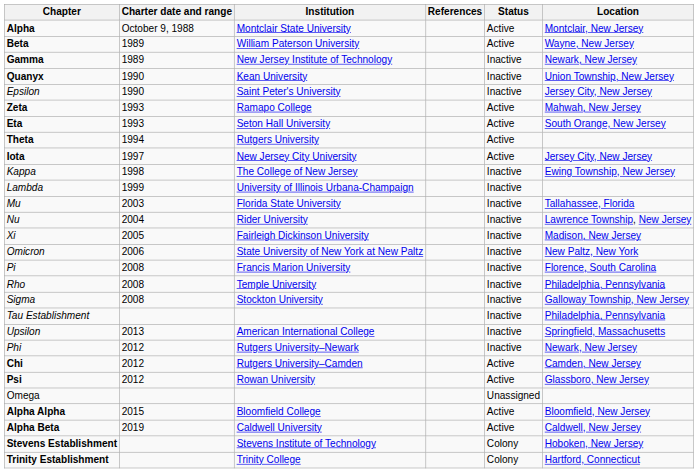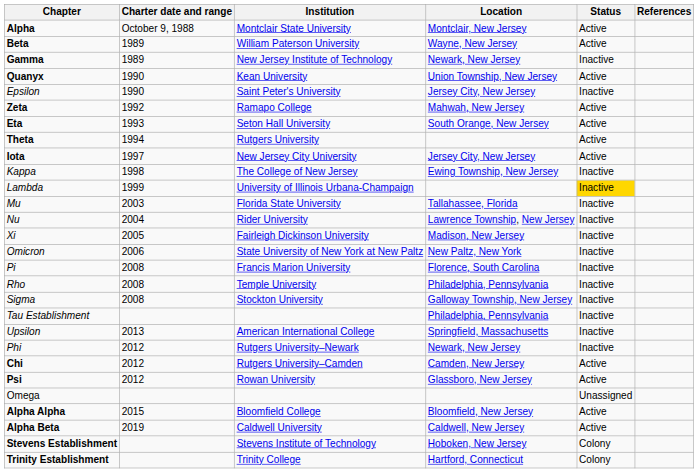columns swapped: (618, 12) <-> (455, 12)
(504, 76) Inactive -> (593, 76) Active
(133, 108) 1993 -> (133, 108) 1992
(504, 188) no background -> (596, 188) gold background
